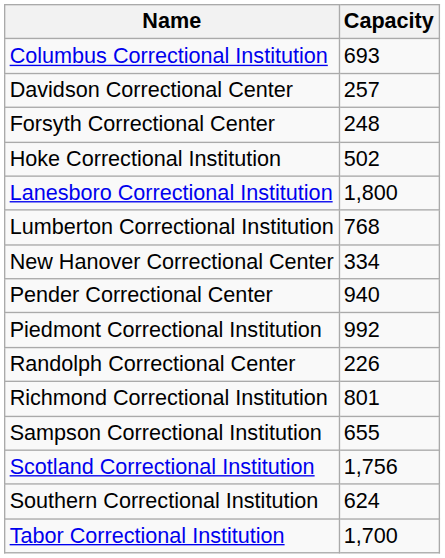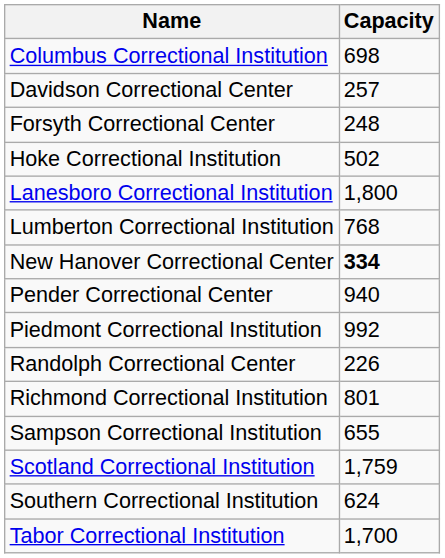(362, 55) 693 -> (362, 55) 698
(362, 261) normal -> (362, 261) bold
(371, 466) 1,756 -> (371, 466) 1,759
